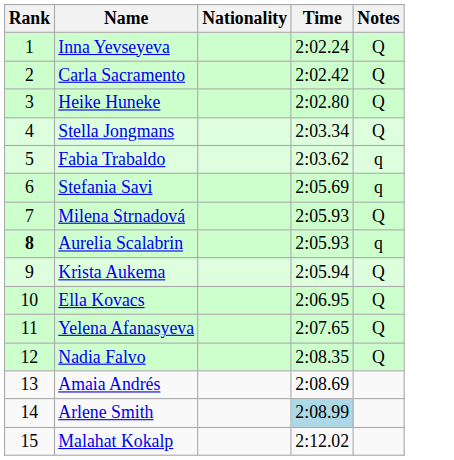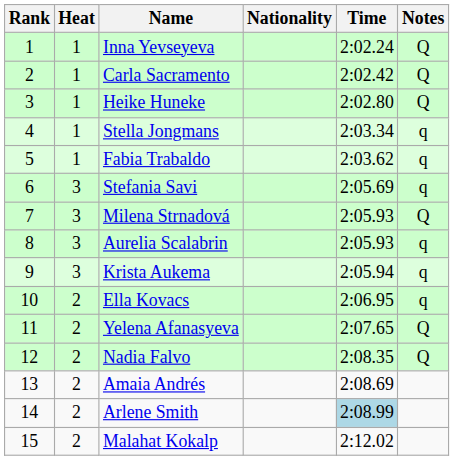+ column: (77, 18)
(379, 131) Q -> (423, 131) q
(29, 243) bold -> (29, 243) normal
(379, 272) Q -> (423, 272) q
(379, 300) Q -> (423, 300) q
